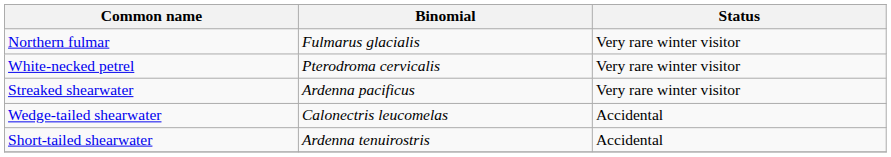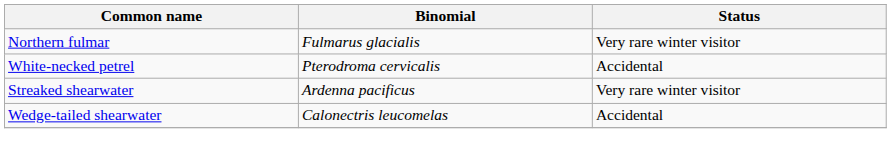(668, 66) Very rare winter visitor -> (630, 66) Accidental
- row: (80, 139)
